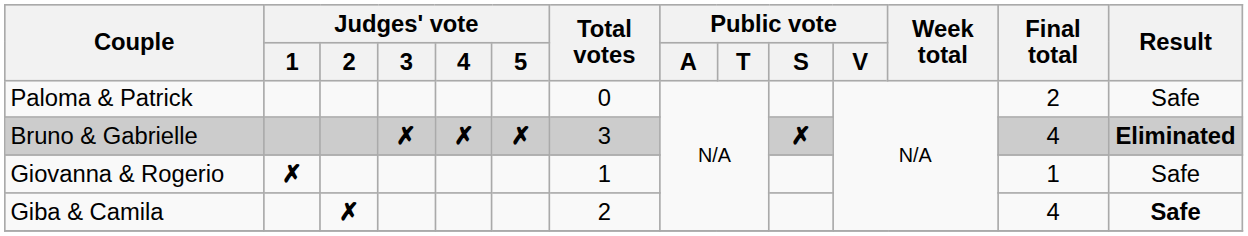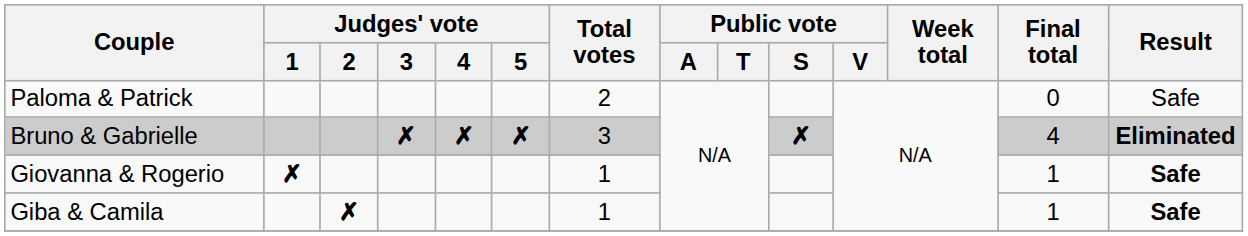(604, 99) 0 -> (604, 99) 2
(1053, 99) 2 -> (1053, 99) 0
(1176, 174) normal -> (1176, 174) bold
(604, 212) 2 -> (604, 212) 1
(1053, 212) 4 -> (1053, 212) 1
